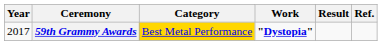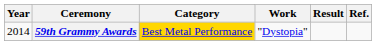(18, 31) 2017 -> (18, 31) 2014
(285, 31) bold -> (283, 31) normal
